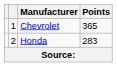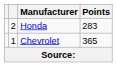rows swapped: (40, 25) <-> (34, 40)
